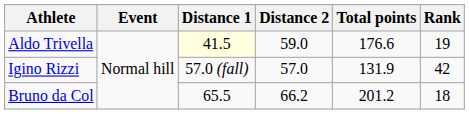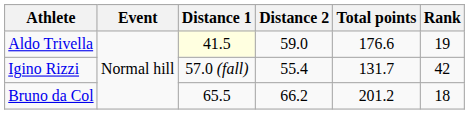(294, 70) 57.0 -> (294, 70) 55.4
(376, 70) 131.9 -> (376, 70) 131.7
